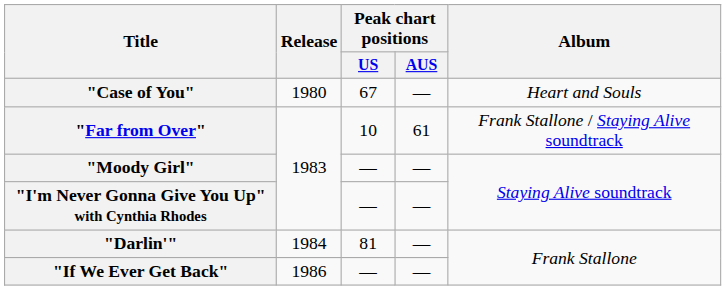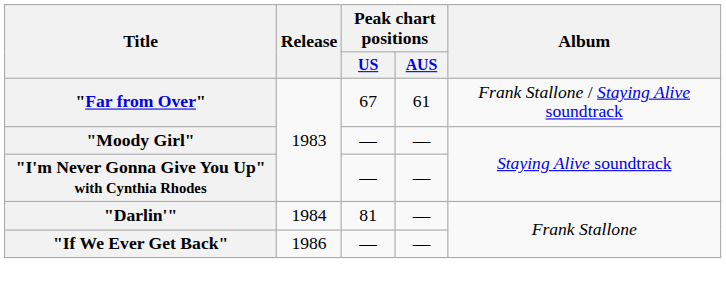- row: (141, 92)
(368, 130) 10 -> (368, 102) 67
